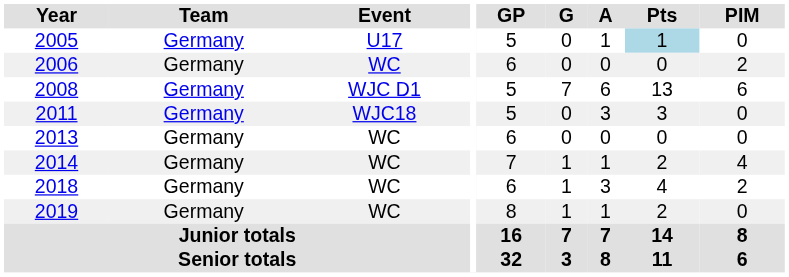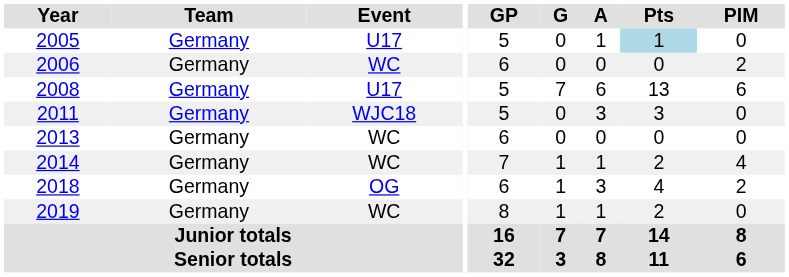(384, 89) WJC D1 -> (384, 89) U17
(384, 186) WC -> (384, 186) OG
